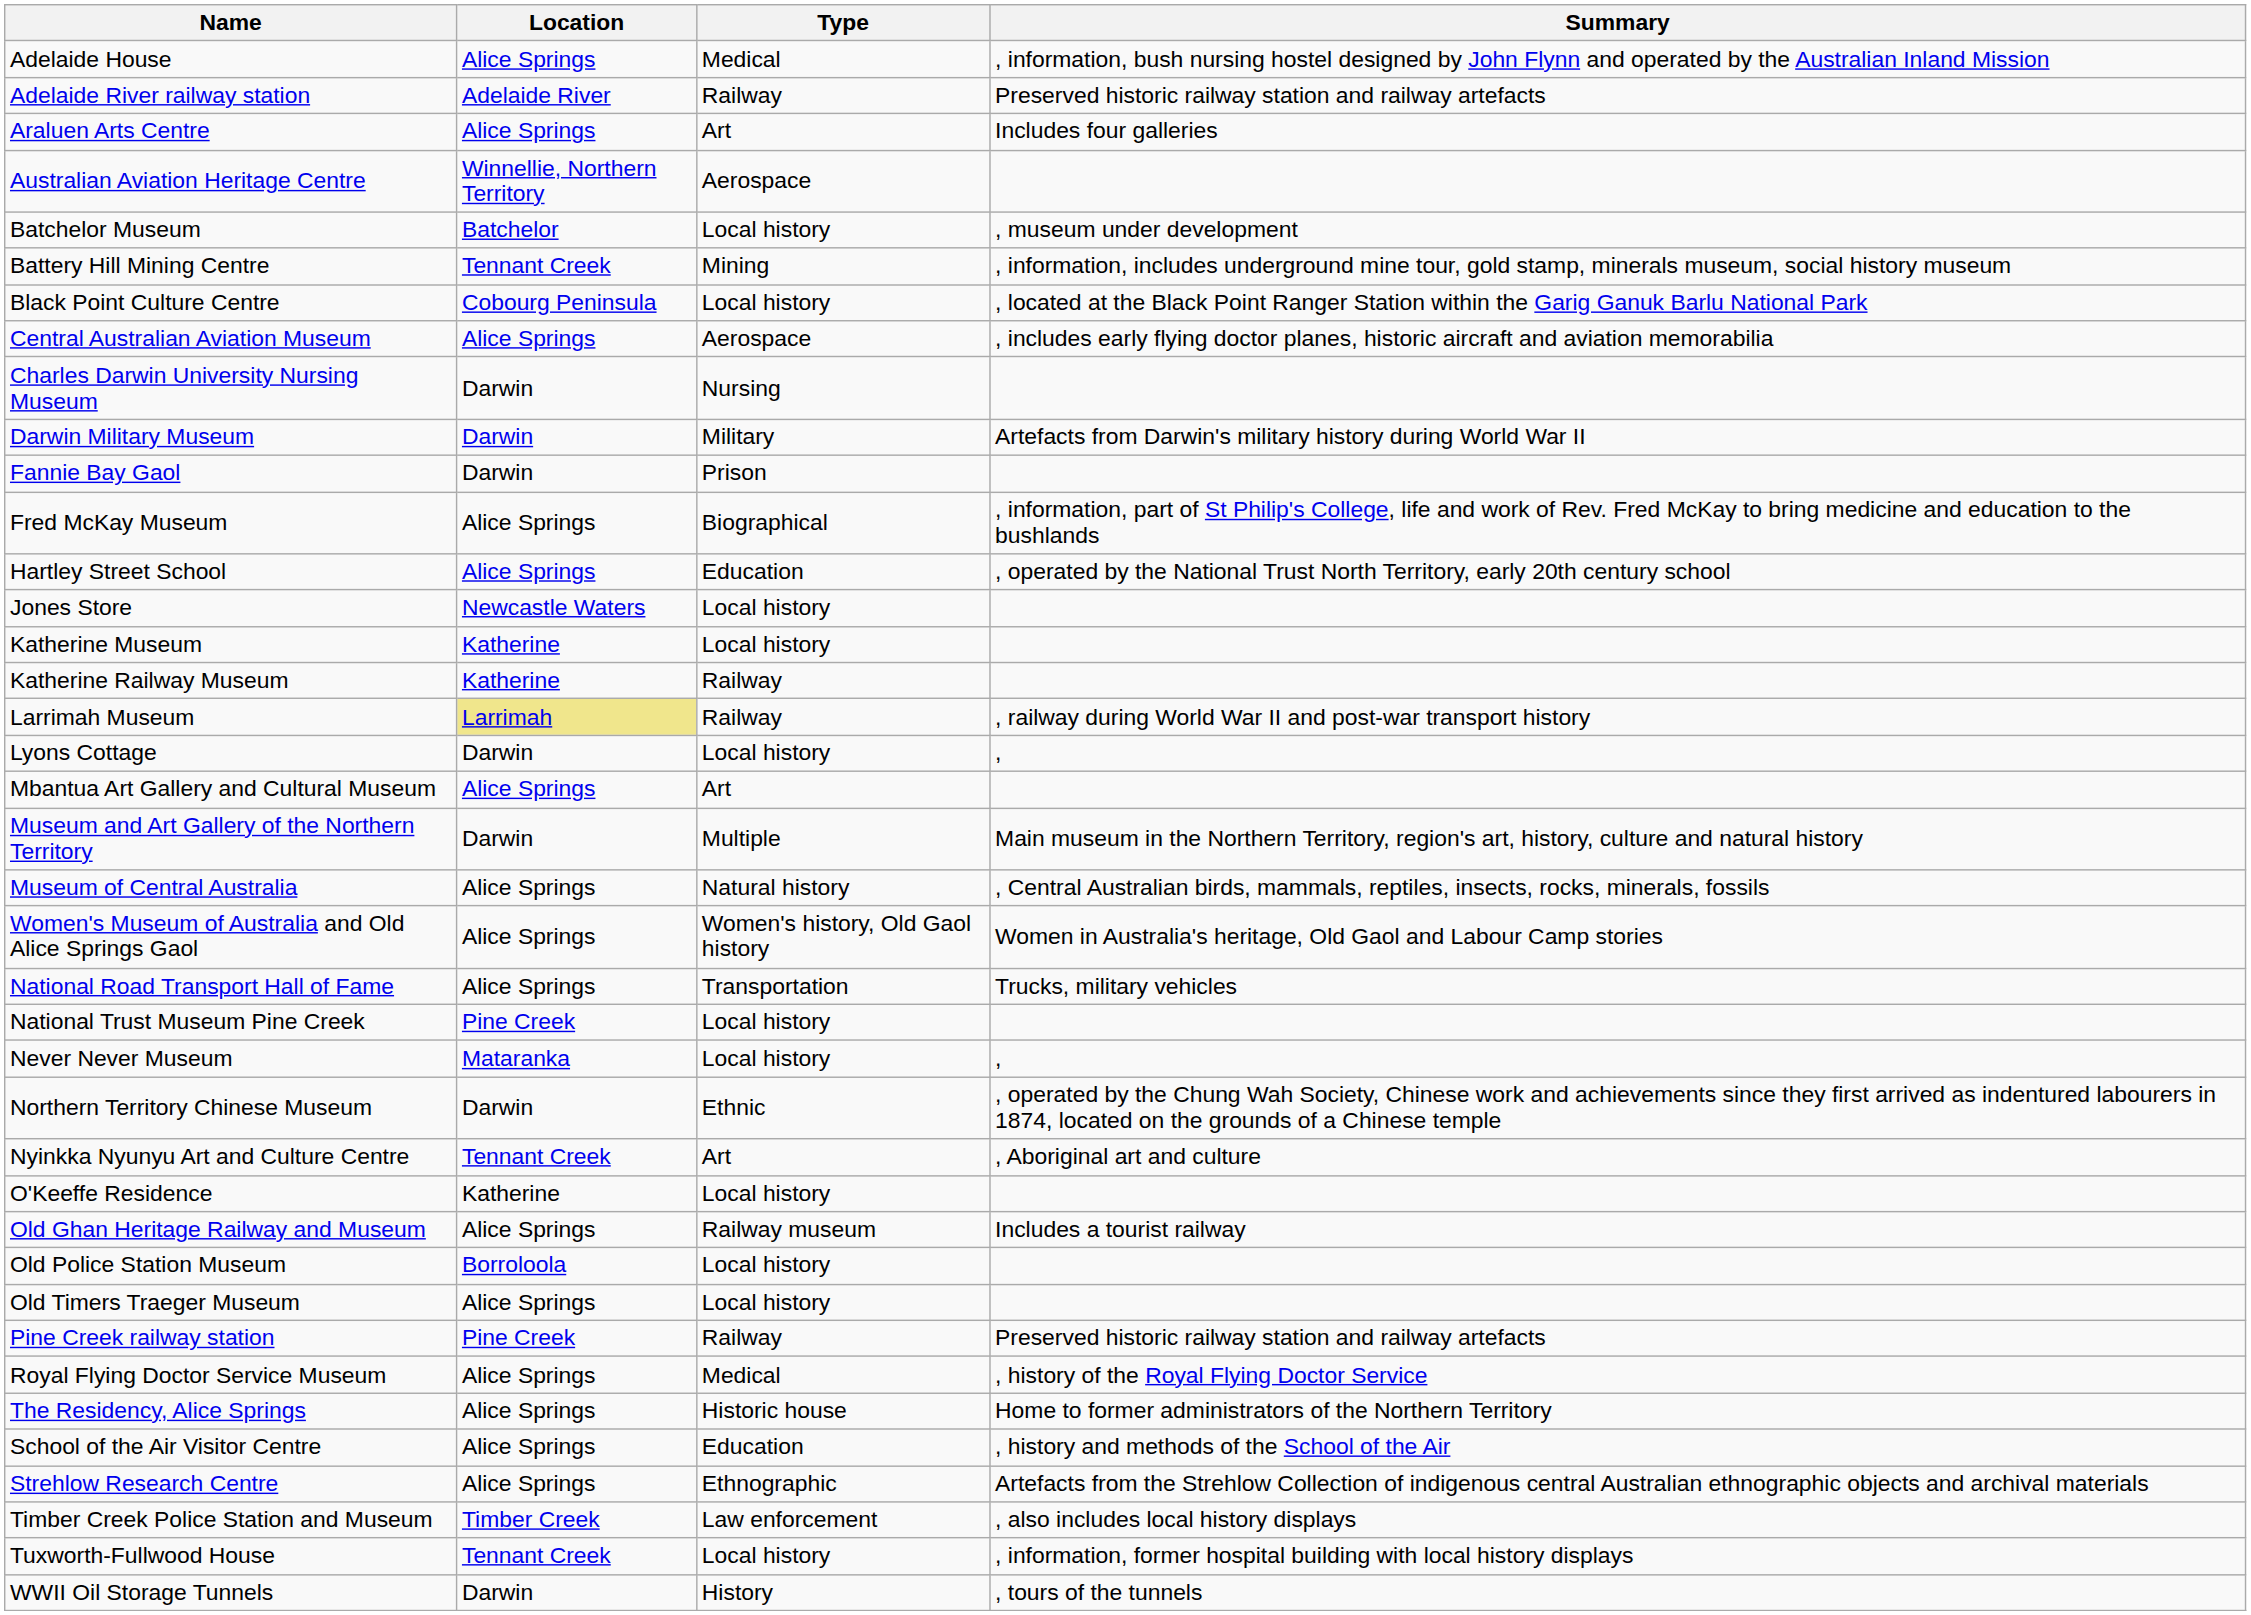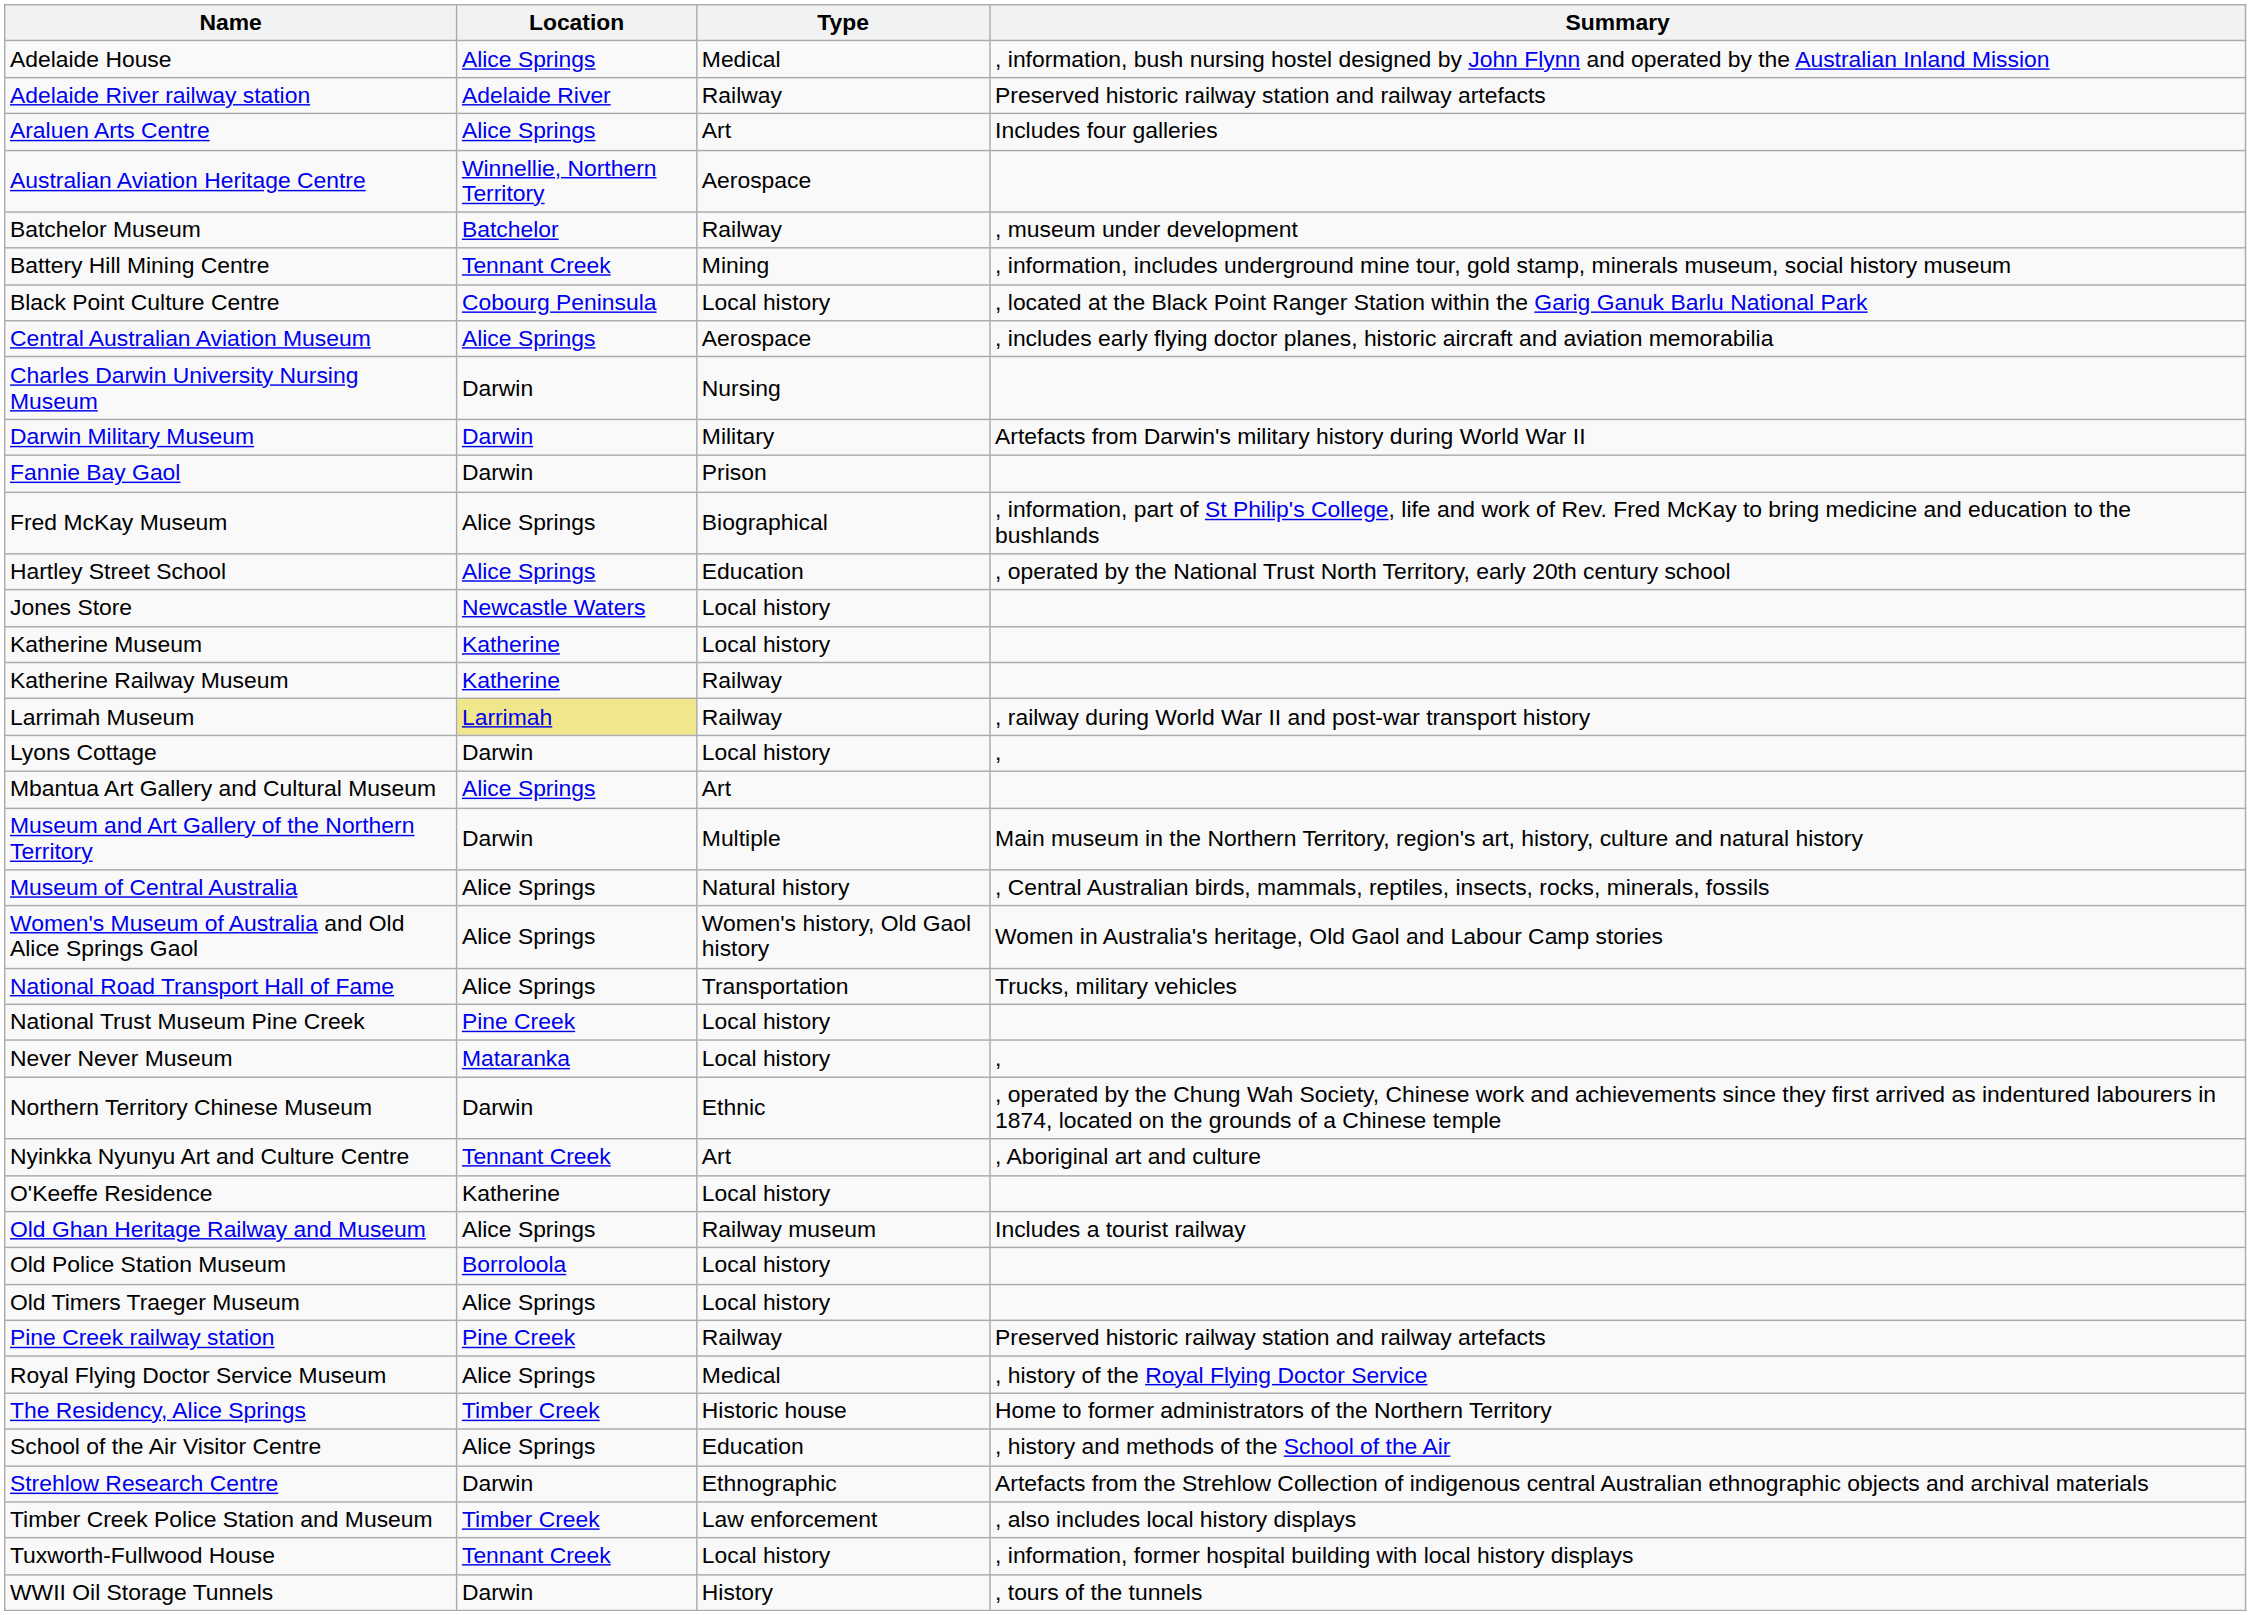(766, 229) Local history -> (742, 229) Railway
(529, 1410) Alice Springs -> (531, 1410) Timber Creek
(529, 1483) Alice Springs -> (498, 1483) Darwin
